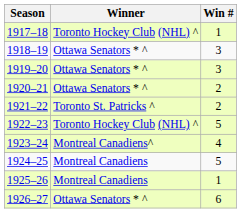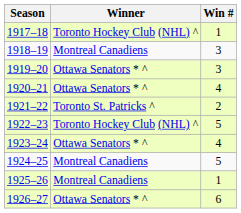(100, 50) Ottawa Senators * ^ -> (101, 50) Montreal Canadiens
(219, 87) 2 -> (219, 87) 4
(103, 143) Montreal Canadiens^ -> (100, 143) Ottawa Senators * ^
